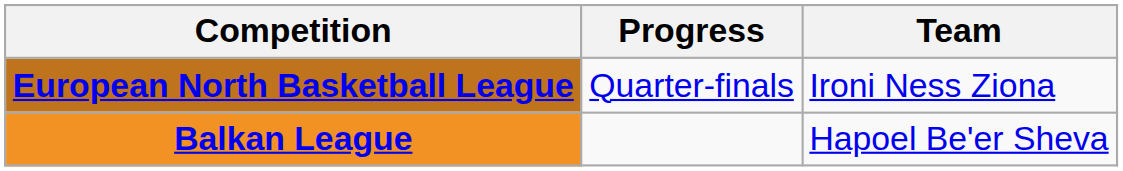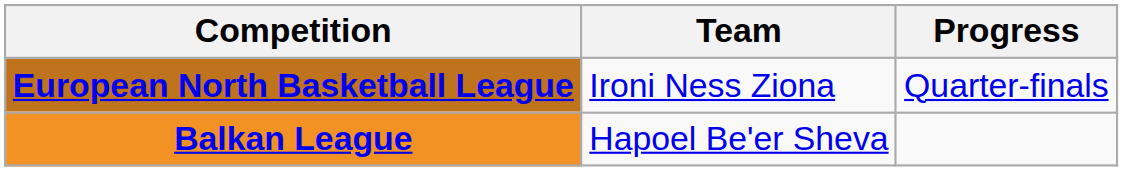columns swapped: (959, 31) <-> (692, 31)
